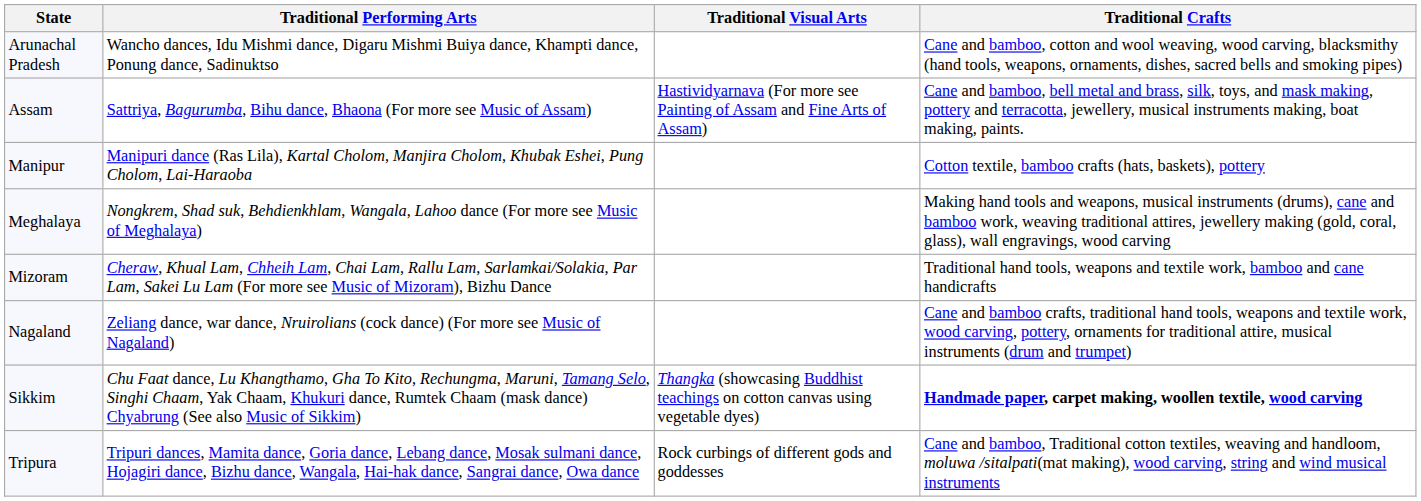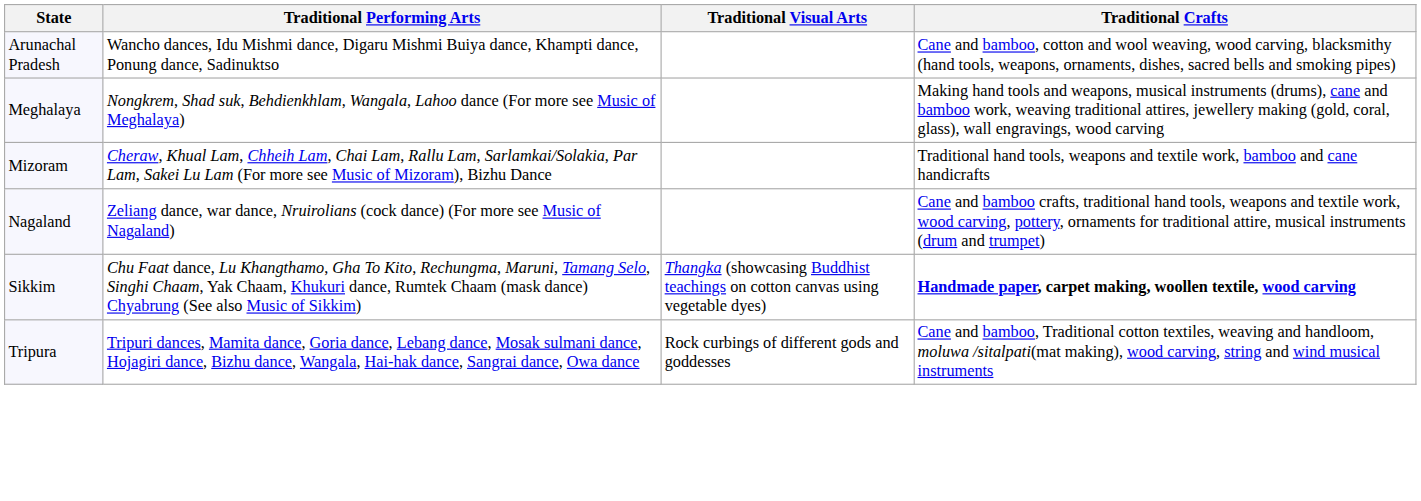- row: (31, 110)
- row: (36, 166)
